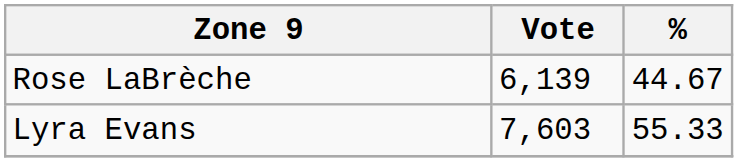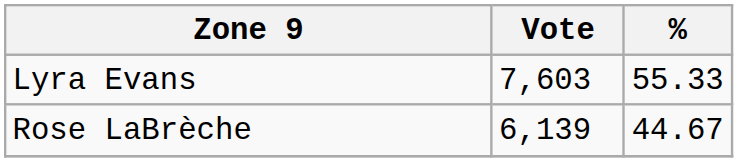rows swapped: (105, 130) <-> (132, 80)
